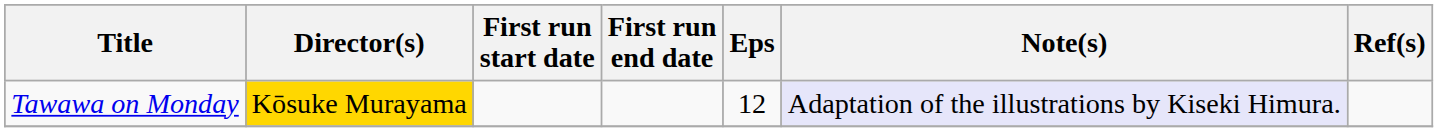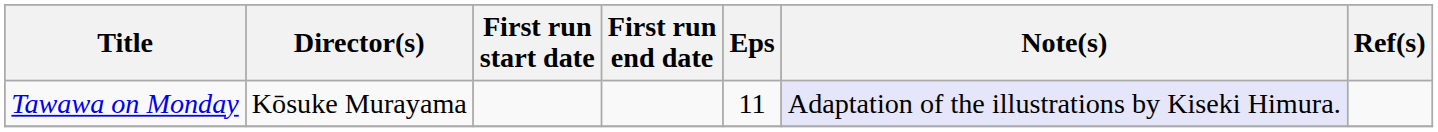(359, 103) gold background -> (359, 103) no background
(752, 103) 12 -> (752, 103) 11
